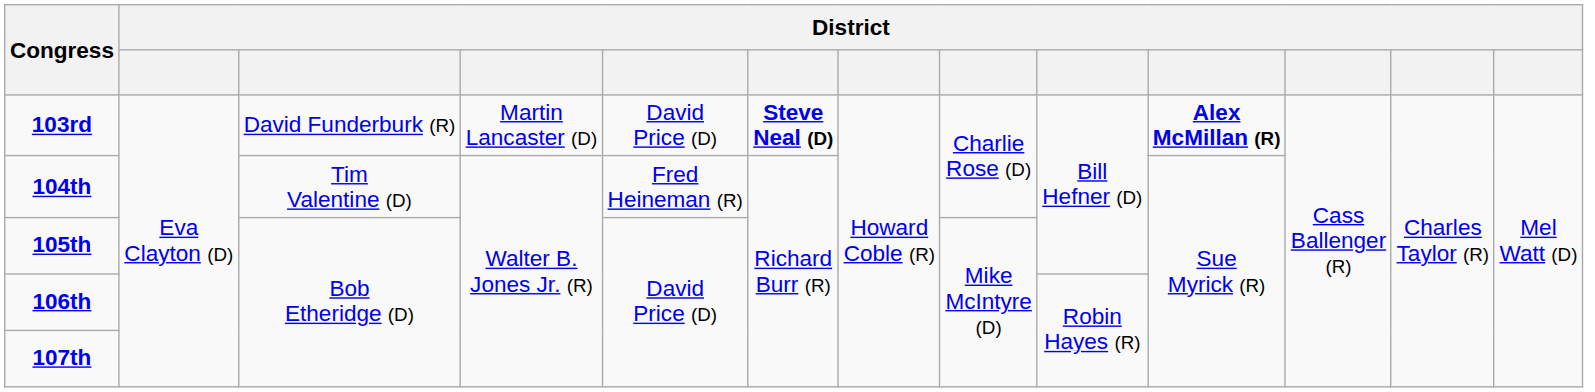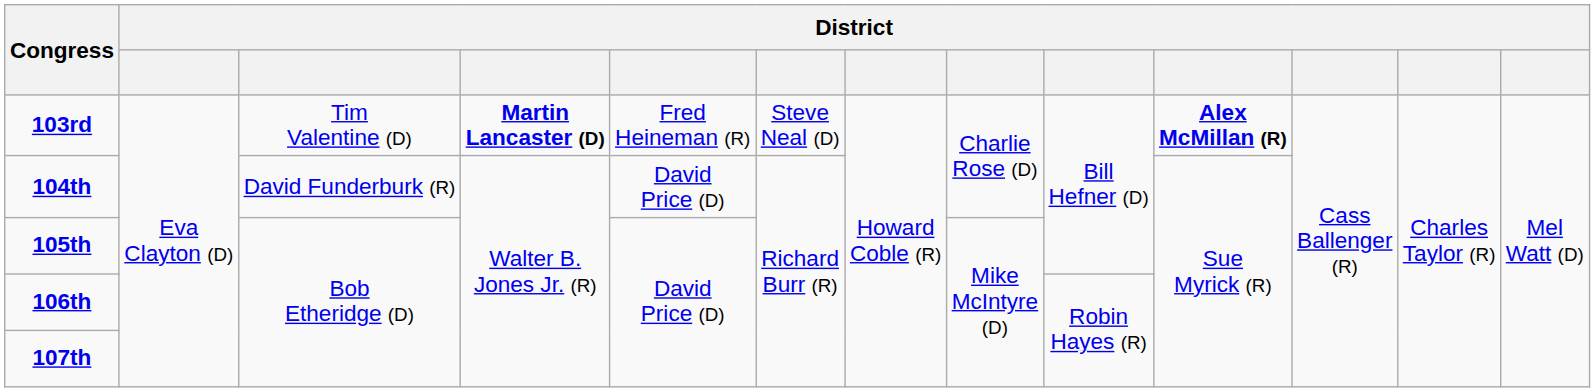(349, 125) David Funderburk (R) -> (349, 125) Tim Valentine (D)
(531, 125) normal -> (535, 125) bold
(675, 125) David Price (D) -> (683, 125) Fred Heineman (R)
(793, 125) bold -> (800, 125) normal
(349, 186) Tim Valentine (D) -> (349, 186) David Funderburk (R)
(675, 186) Fred Heineman (R) -> (683, 186) David Price (D)
